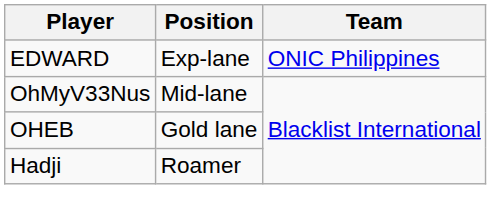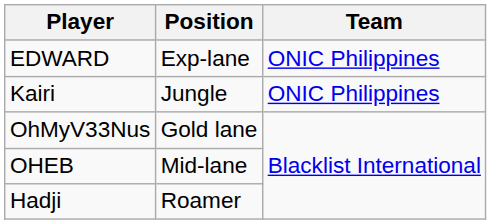+ row: (32, 93)
(204, 93) Mid-lane -> (209, 129) Gold lane
(209, 129) Gold lane -> (204, 165) Mid-lane
